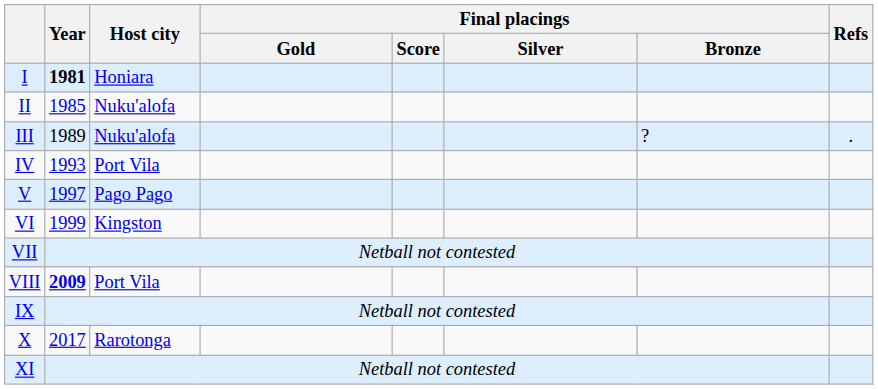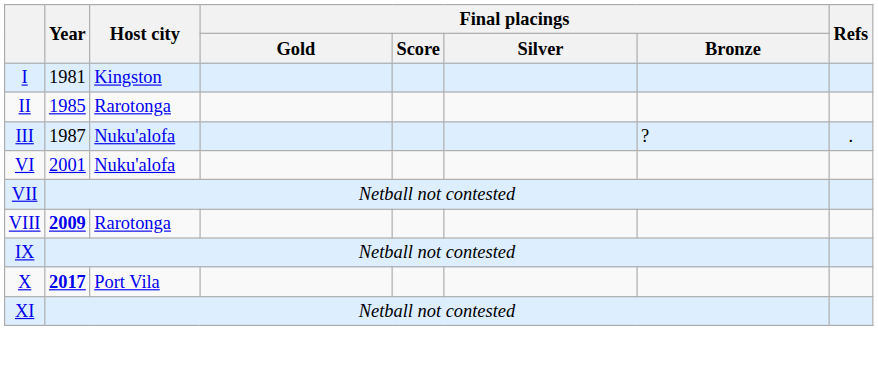(67, 77) bold -> (67, 77) normal
(124, 77) Honiara -> (128, 77) Kingston
(135, 106) Nuku'alofa -> (133, 106) Rarotonga
(67, 135) 1989 -> (67, 135) 1987
- row: (25, 164)
- row: (25, 194)
(67, 223) 1999 -> (67, 164) 2001
(128, 223) Kingston -> (135, 164) Nuku'alofa
(127, 281) Port Vila -> (133, 223) Rarotonga
(67, 340) normal -> (67, 281) bold
(133, 340) Rarotonga -> (127, 281) Port Vila
